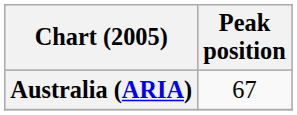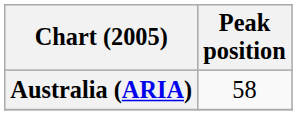(245, 89) 67 -> (245, 89) 58
